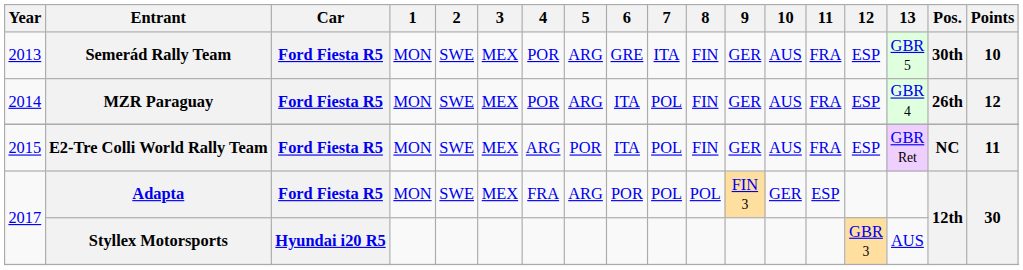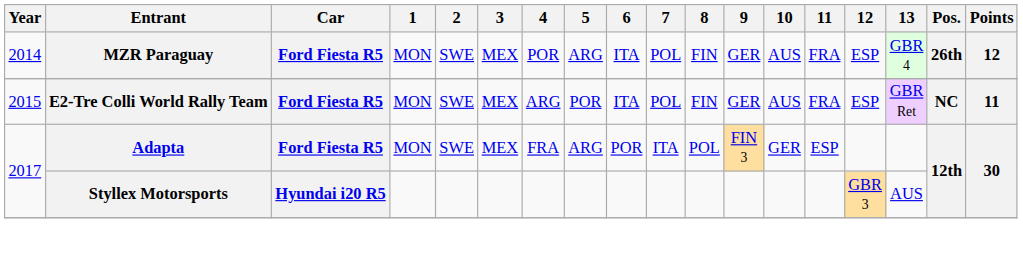- row: (158, 55)
(667, 194) POL -> (666, 148) ITA
